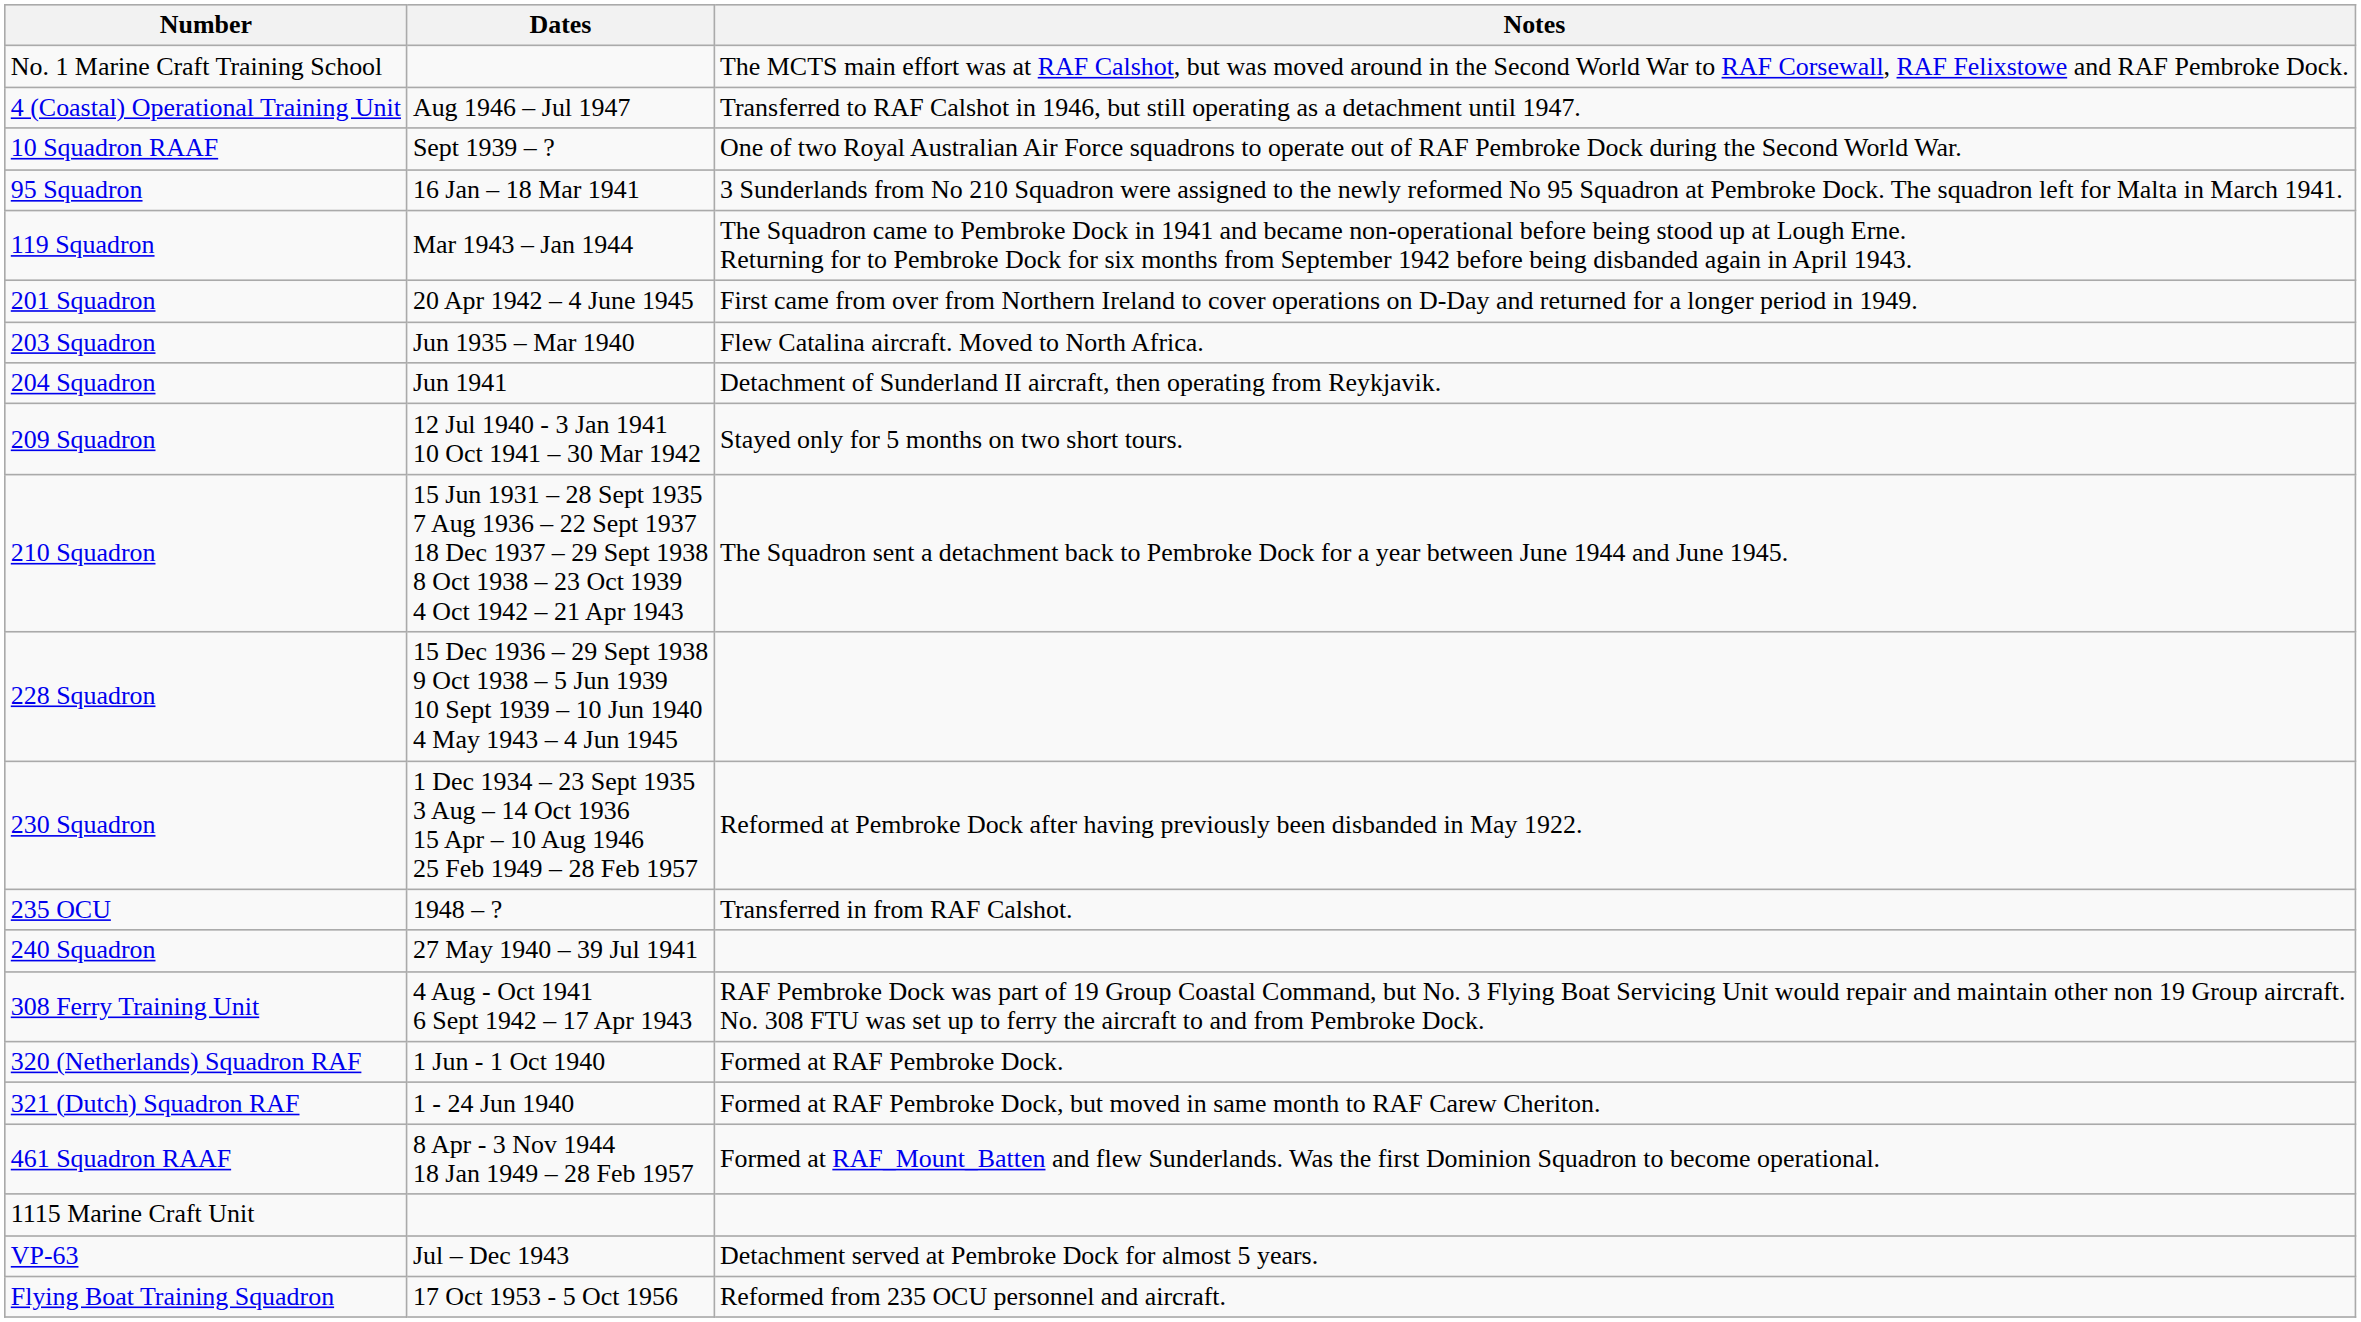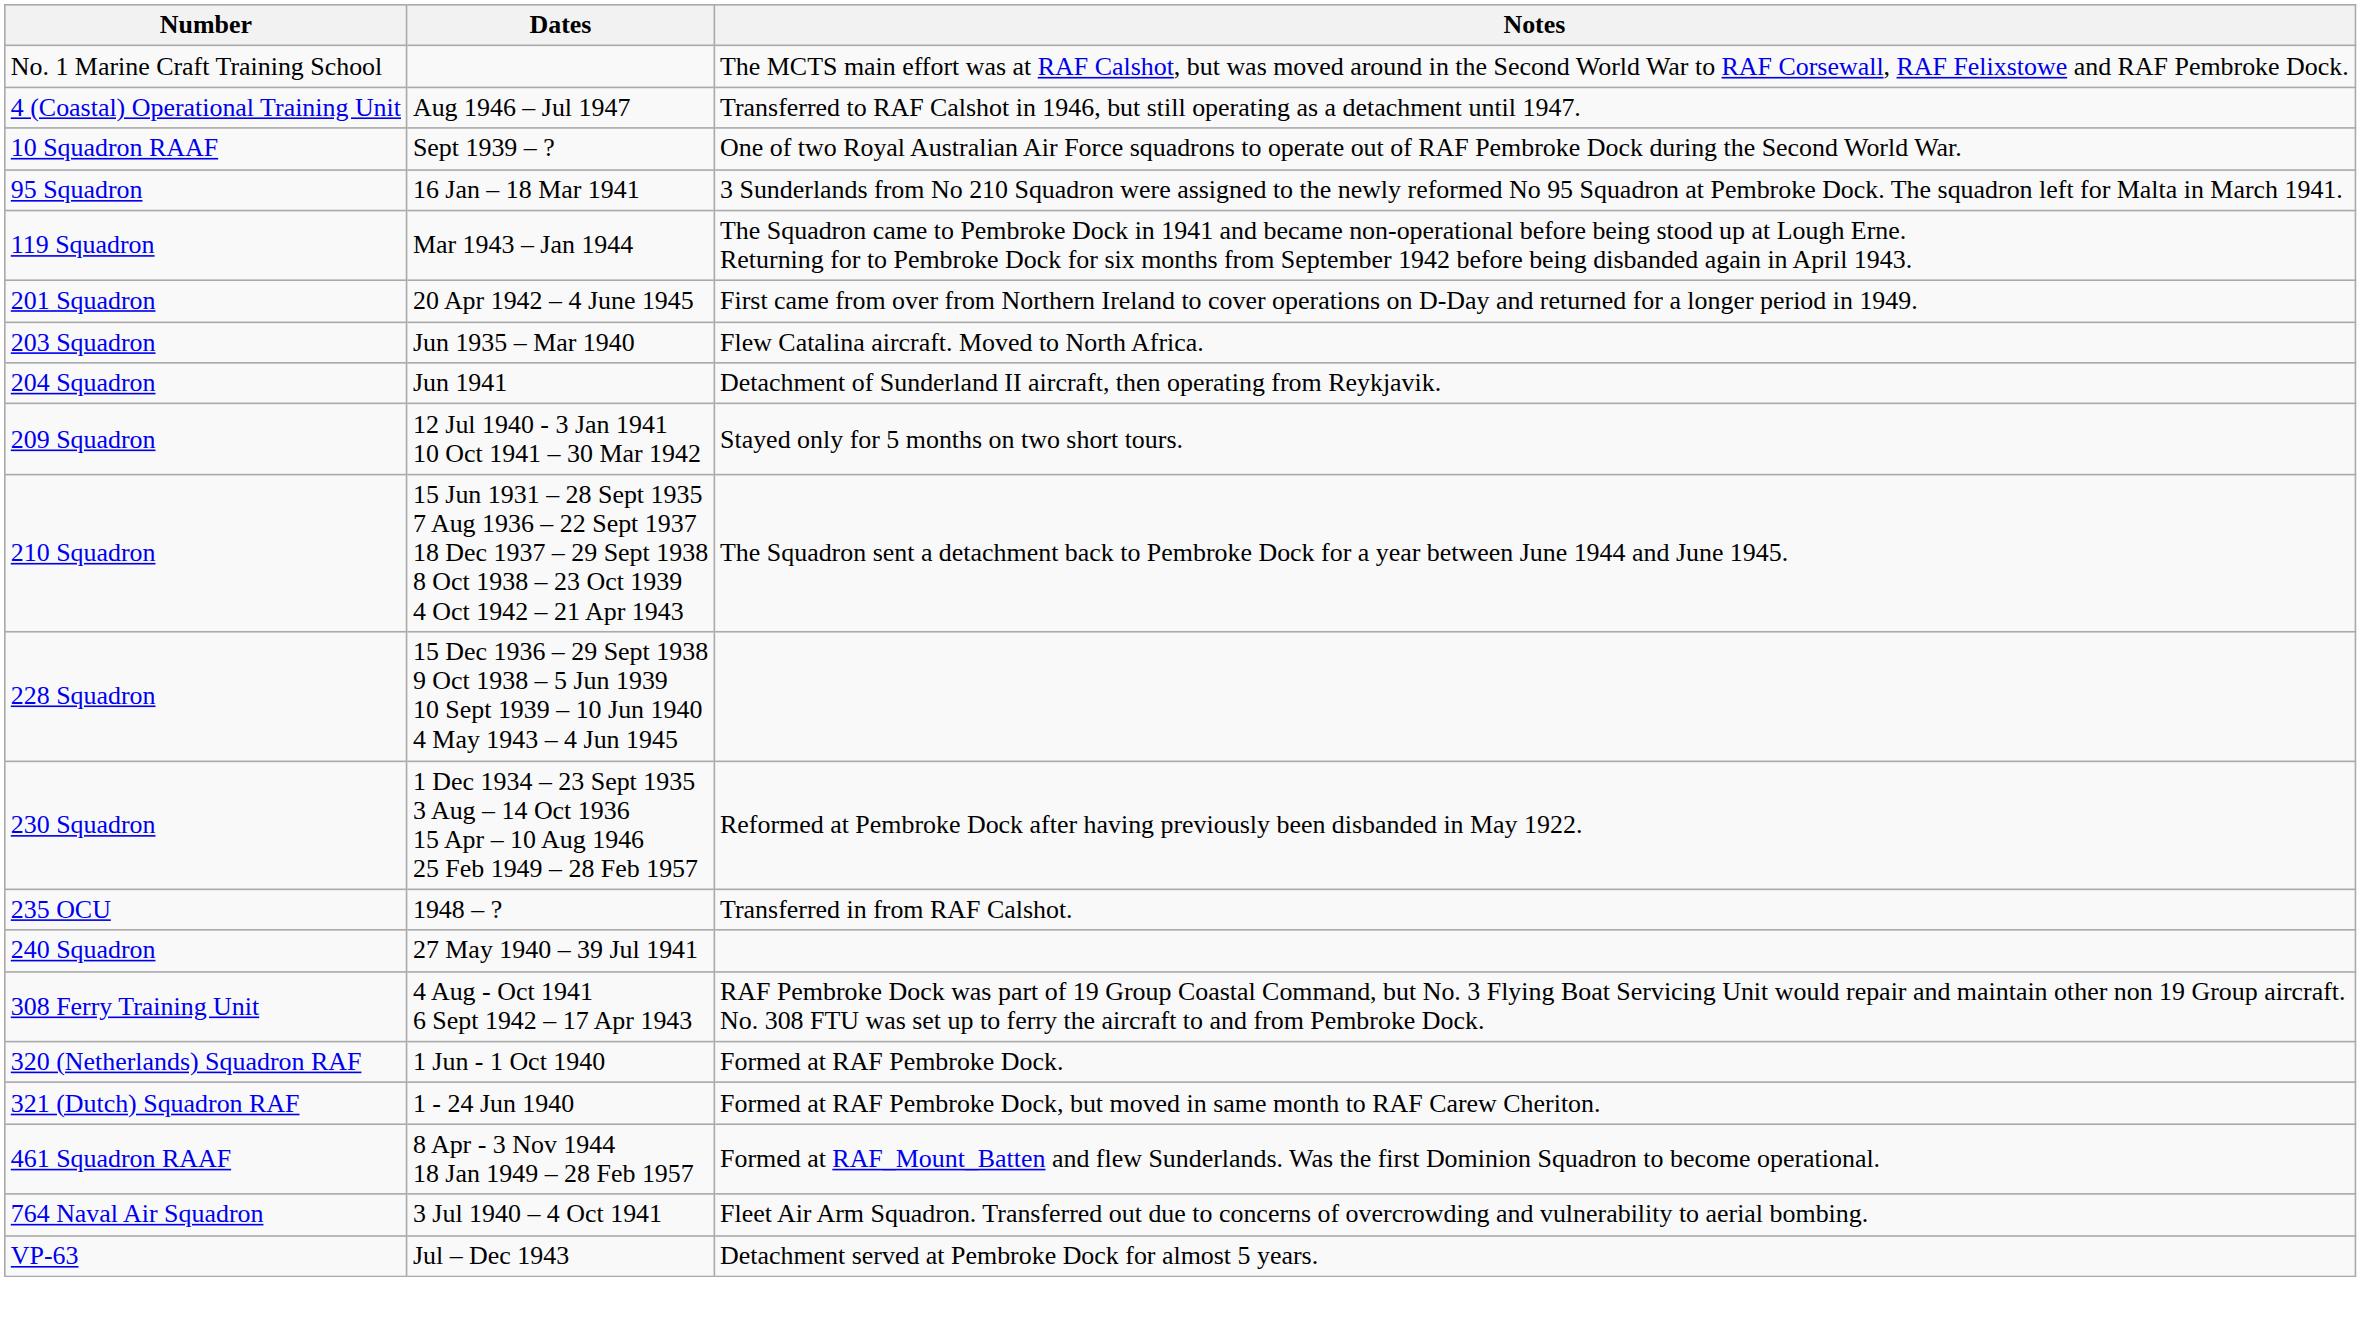+ row: (137, 1214)
- row: (133, 1214)
- row: (172, 1296)
